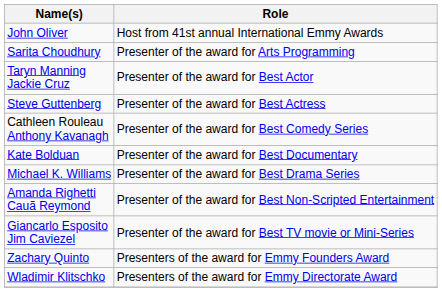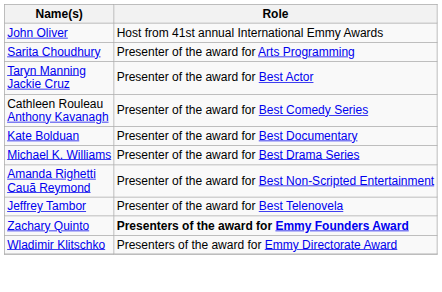- row: (54, 103)
+ row: (47, 206)
- row: (58, 232)
(253, 258) normal -> (263, 225) bold
